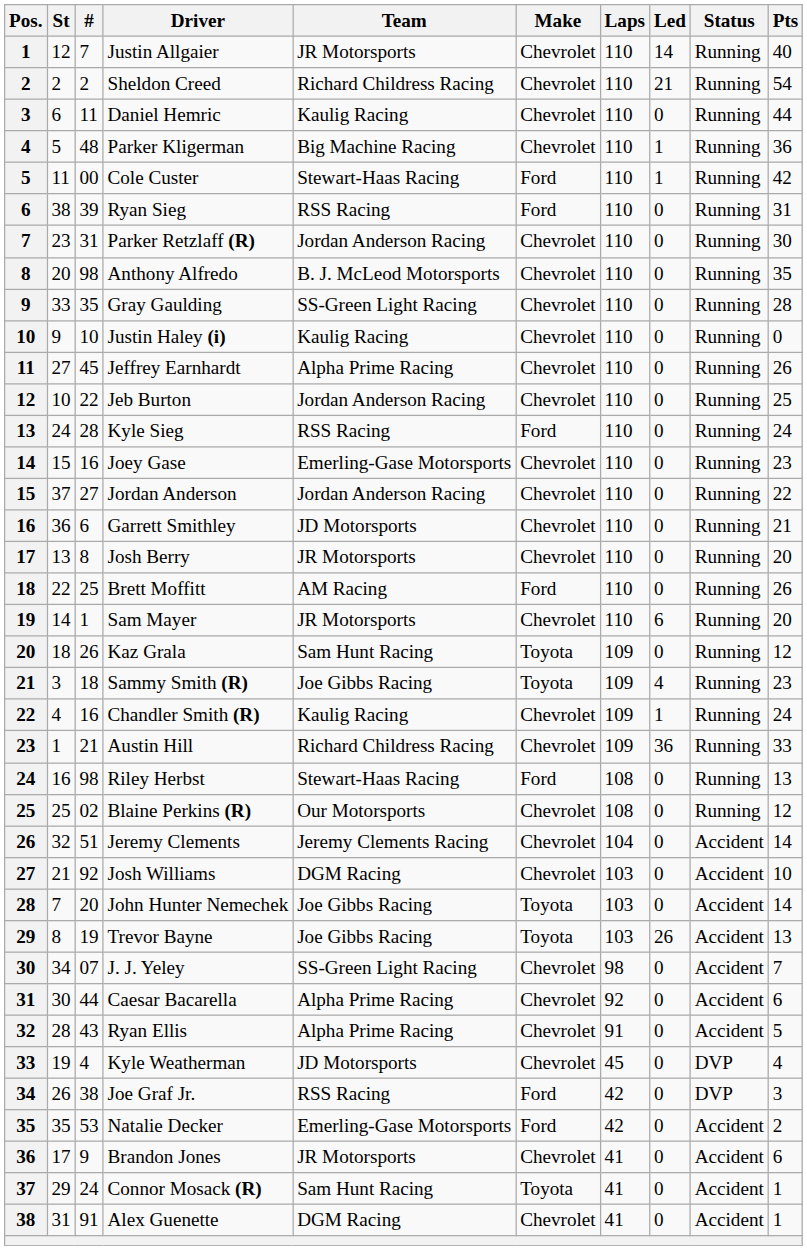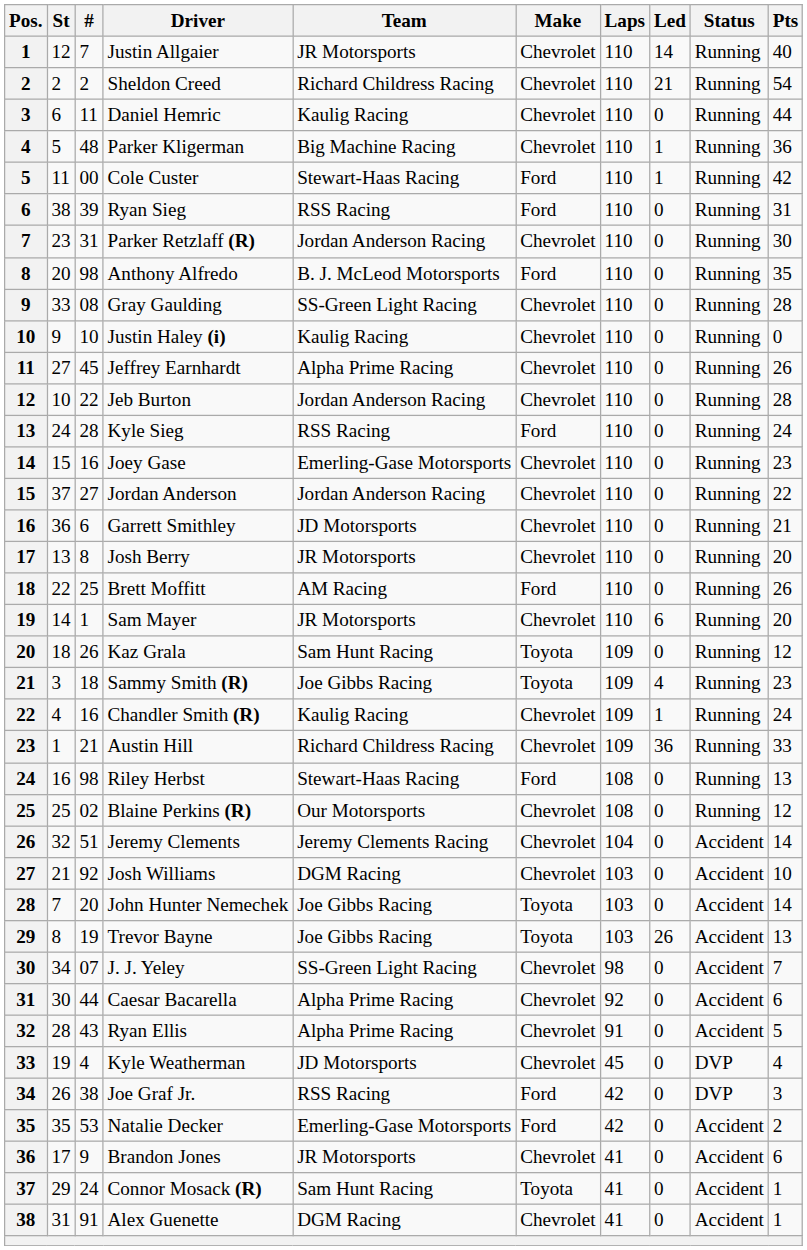(558, 273) Chevrolet -> (538, 273) Ford
(89, 304) 35 -> (89, 304) 08
(782, 399) 25 -> (782, 399) 28
